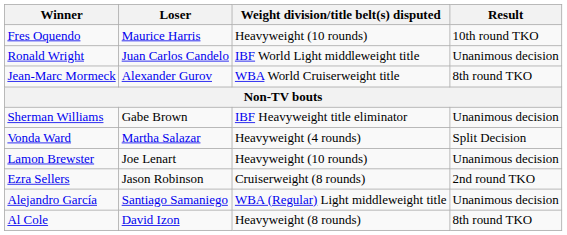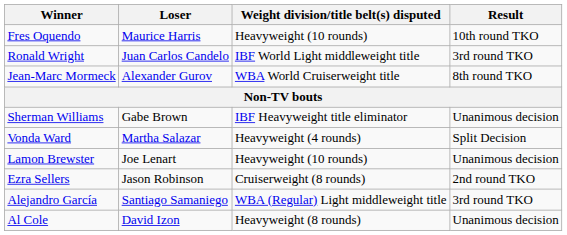(506, 55) Unanimous decision -> (493, 55) 3rd round TKO
(506, 199) Unanimous decision -> (493, 199) 3rd round TKO
(492, 220) 8th round TKO -> (506, 220) Unanimous decision
